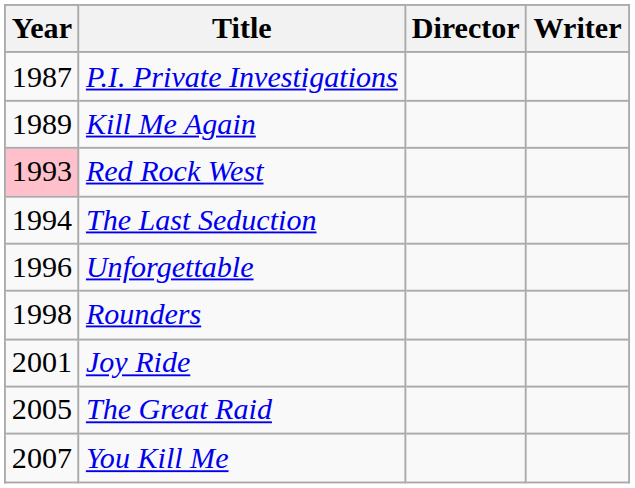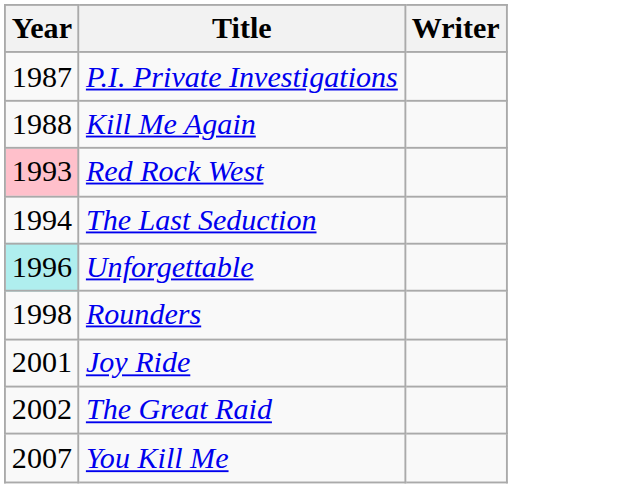- column: (466, 28)
(42, 123) 1989 -> (42, 123) 1988
(42, 266) no background -> (42, 266) paleturquoise background
(42, 409) 2005 -> (42, 409) 2002
